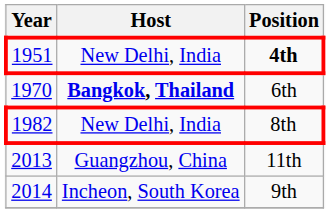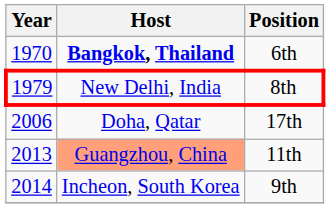- row: (283, 55)
(32, 124) 1982 -> (32, 87) 1979
+ row: (284, 122)
(151, 159) no background -> (151, 154) lightsalmon background
